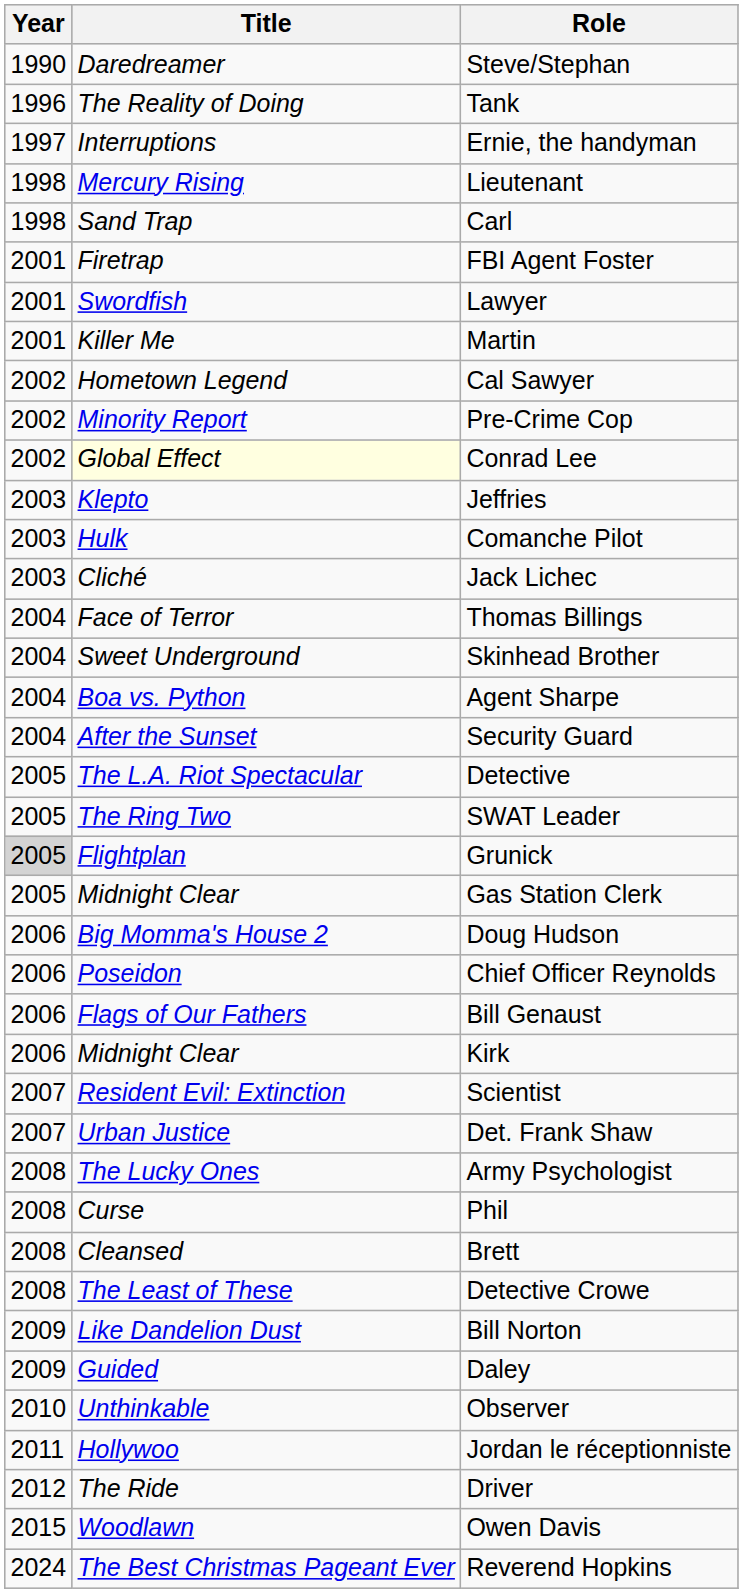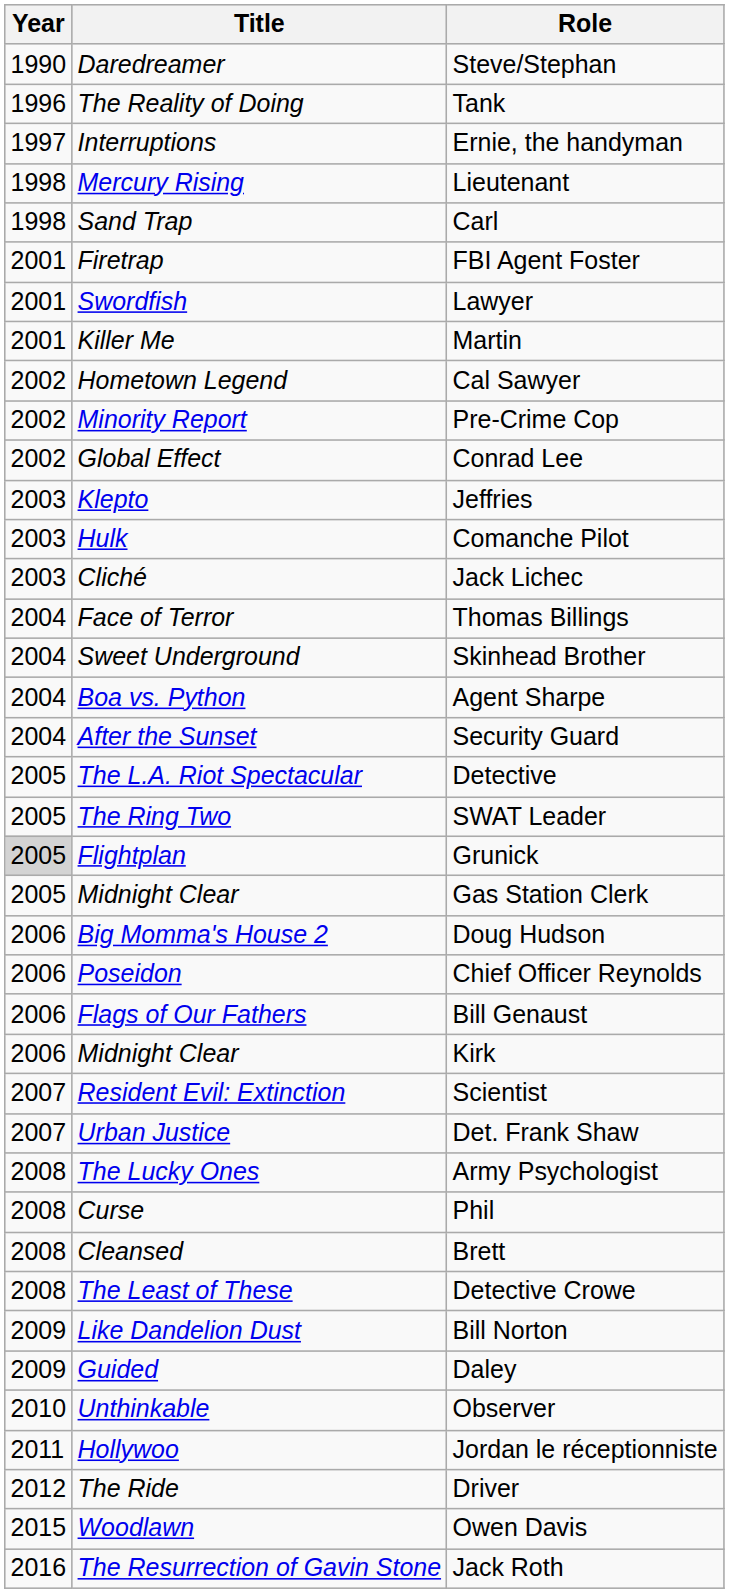(149, 459) lightyellow background -> (149, 459) no background
+ row: (508, 1568)
- row: (569, 1568)
